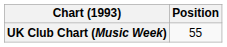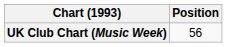(196, 32) 55 -> (196, 32) 56
